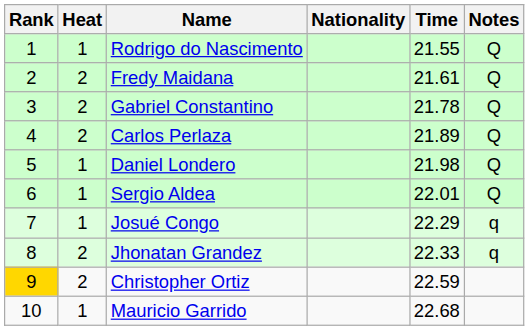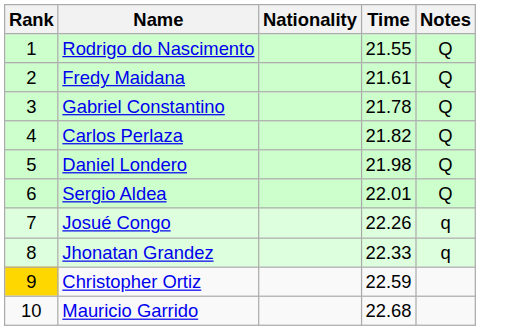- column: (82, 19)
(437, 136) 21.89 -> (388, 136) 21.82
(437, 223) 22.29 -> (388, 223) 22.26
